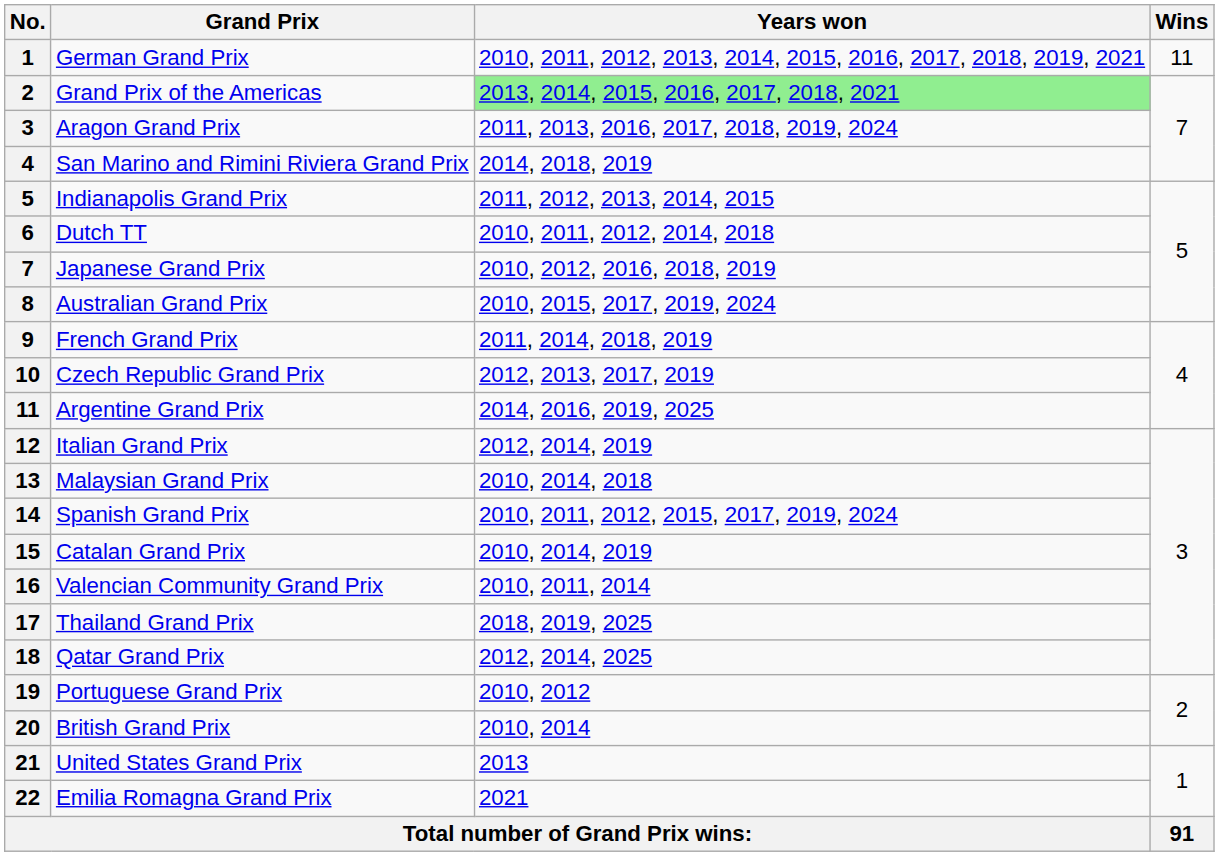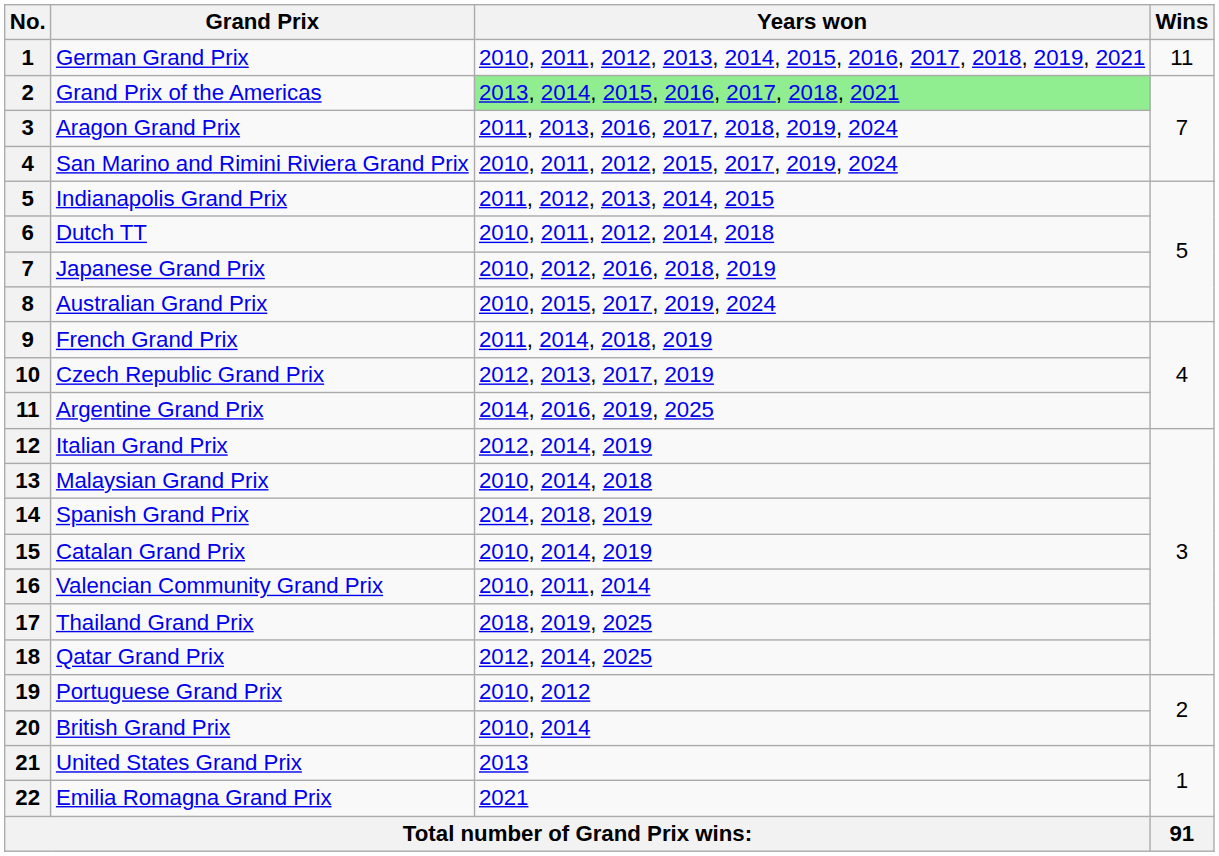(566, 163) 2014, 2018, 2019 -> (688, 163) 2010, 2011, 2012, 2015, 2017, 2019, 2024
(688, 515) 2010, 2011, 2012, 2015, 2017, 2019, 2024 -> (566, 515) 2014, 2018, 2019
